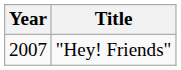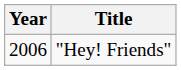(28, 49) 2007 -> (28, 49) 2006
